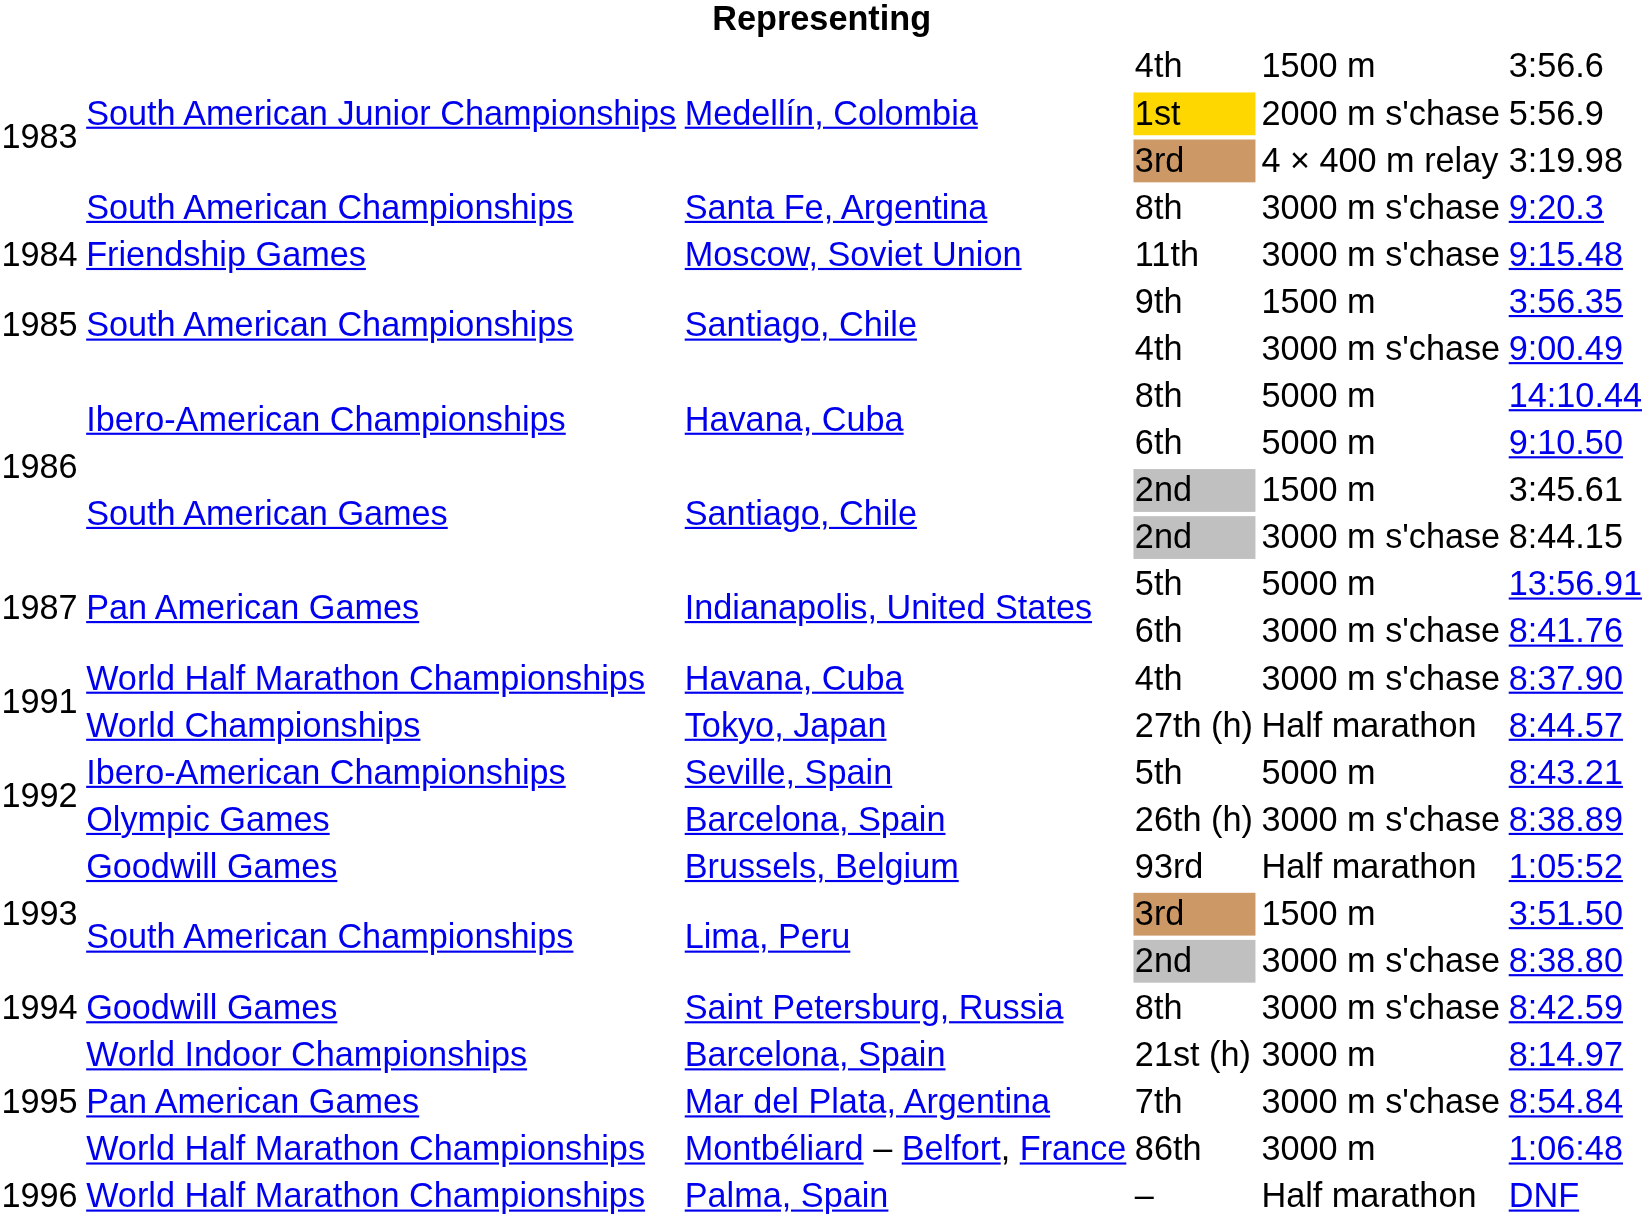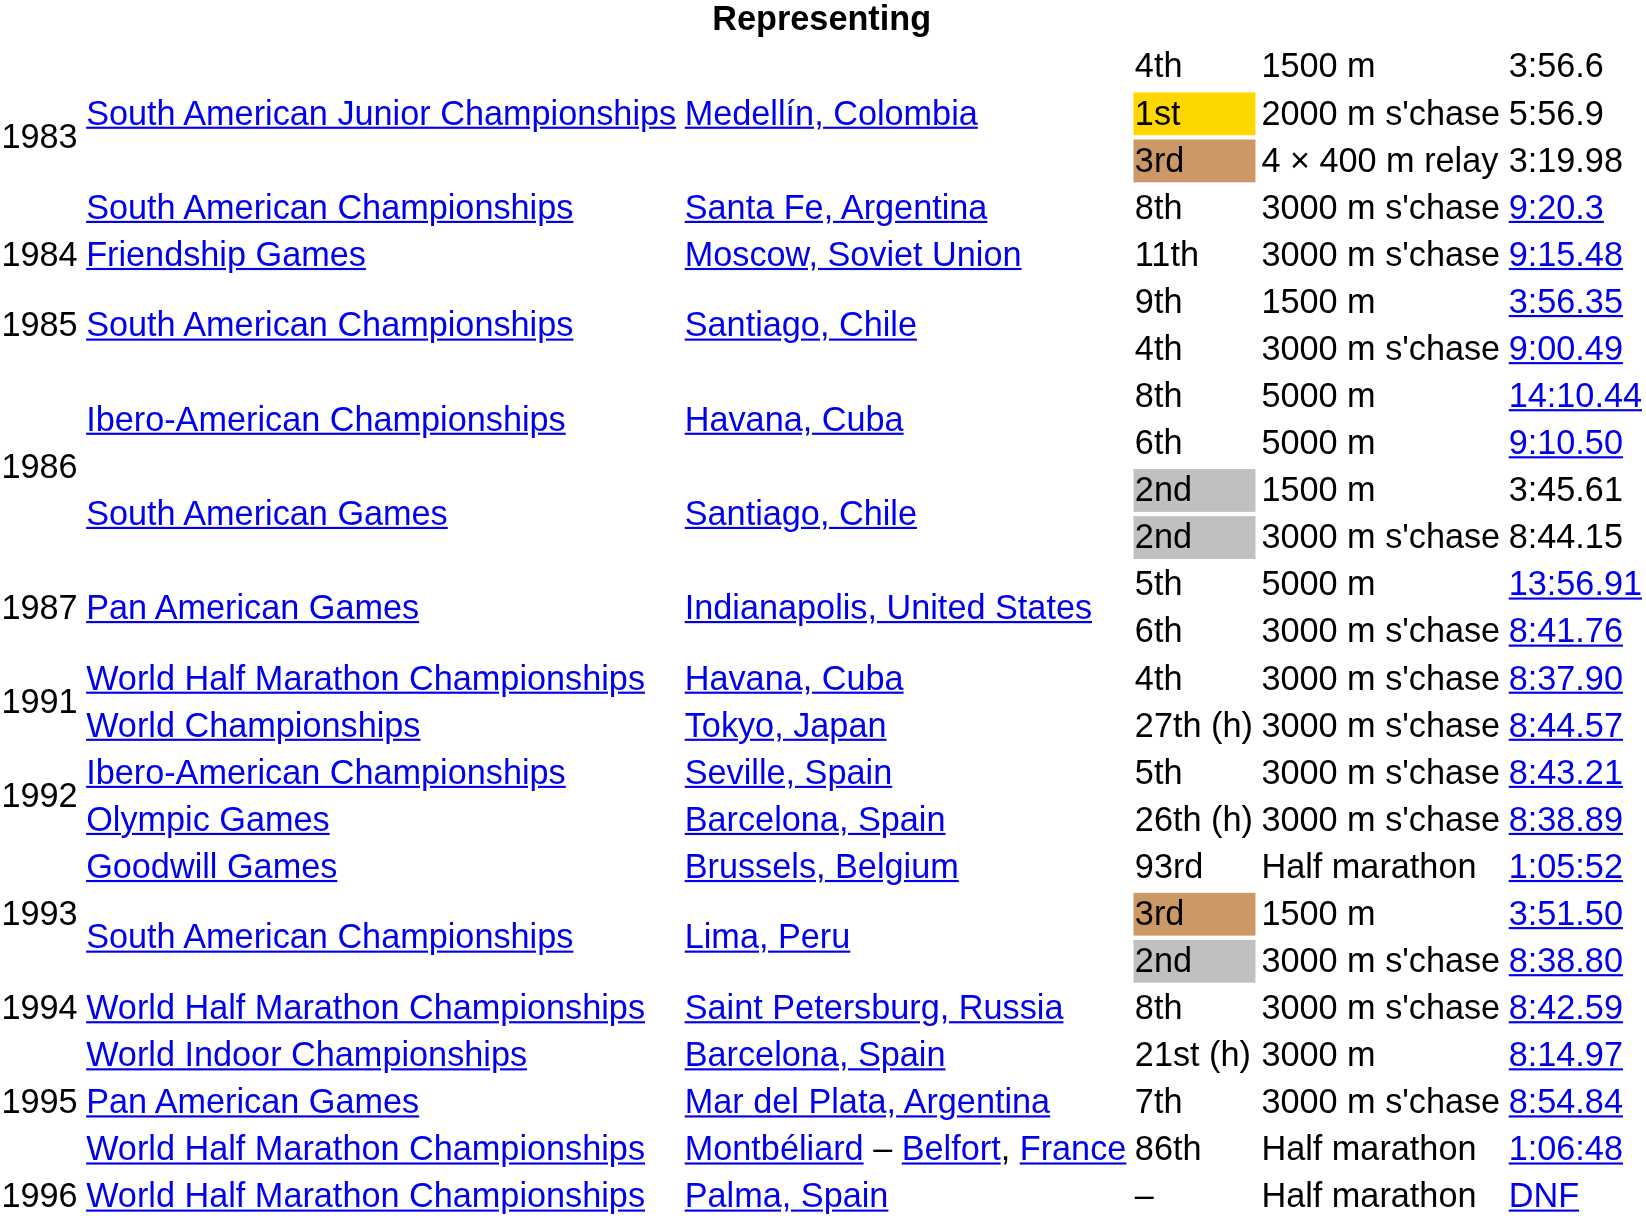(1369, 725) Half marathon -> (1381, 725) 3000 m s'chase
(1319, 772) 5000 m -> (1381, 772) 3000 m s'chase
(212, 1007) Goodwill Games -> (366, 1007) World Half Marathon Championships
(1319, 1149) 3000 m -> (1369, 1149) Half marathon
